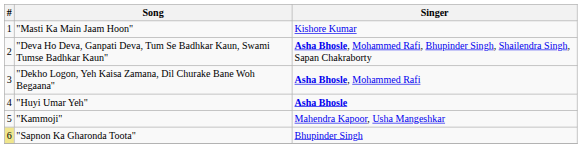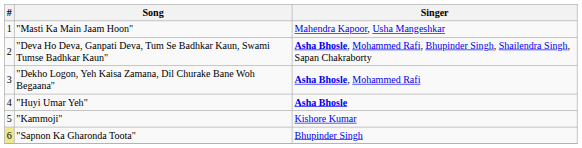(326, 29) Kishore Kumar -> (370, 29) Mahendra Kapoor, Usha Mangeshkar
(370, 119) Mahendra Kapoor, Usha Mangeshkar -> (326, 119) Kishore Kumar
